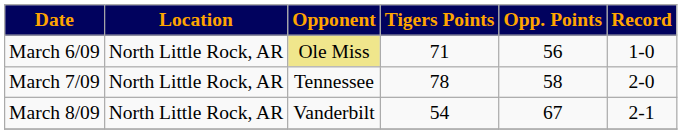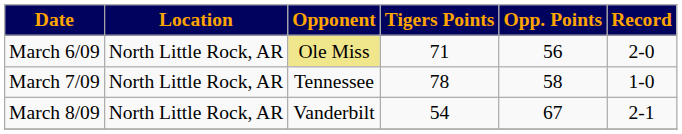(642, 50) 1-0 -> (642, 50) 2-0
(642, 81) 2-0 -> (642, 81) 1-0
